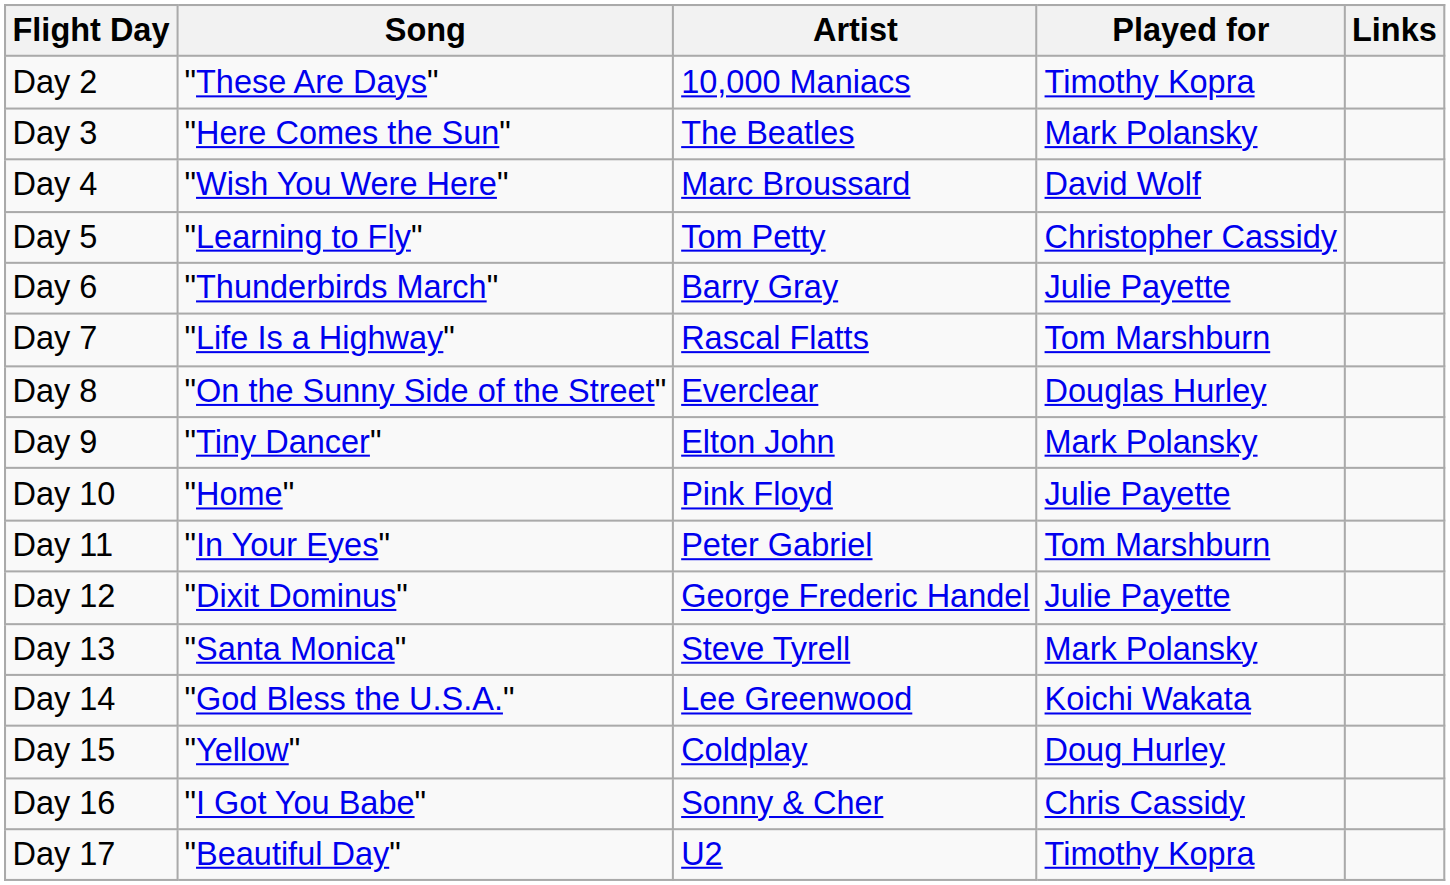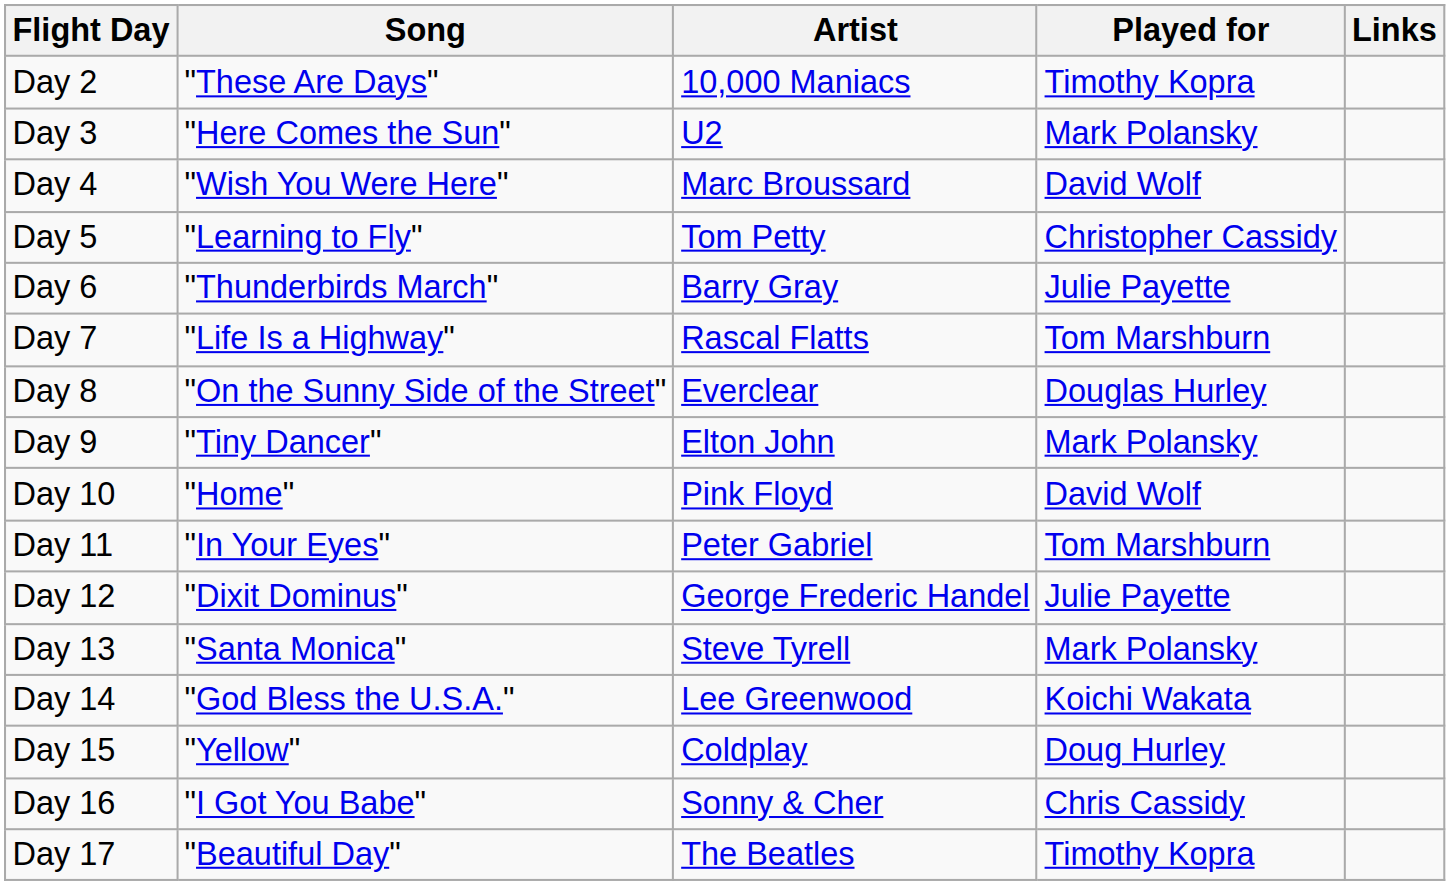(768, 133) The Beatles -> (702, 133) U2
(1138, 493) Julie Payette -> (1123, 493) David Wolf
(702, 854) U2 -> (768, 854) The Beatles
